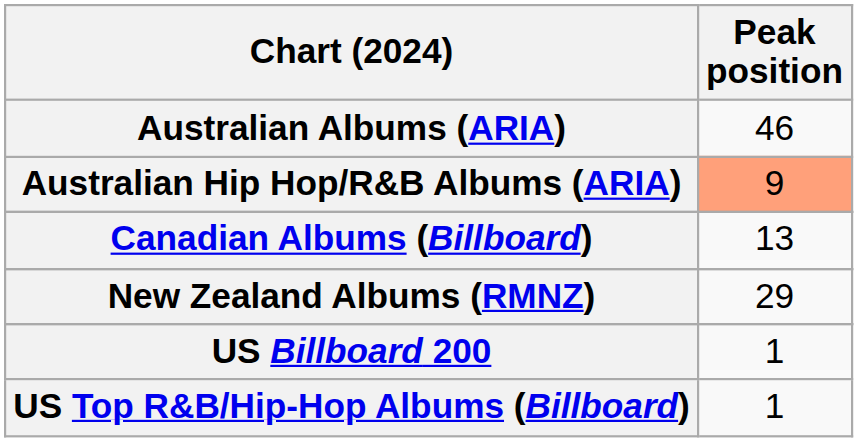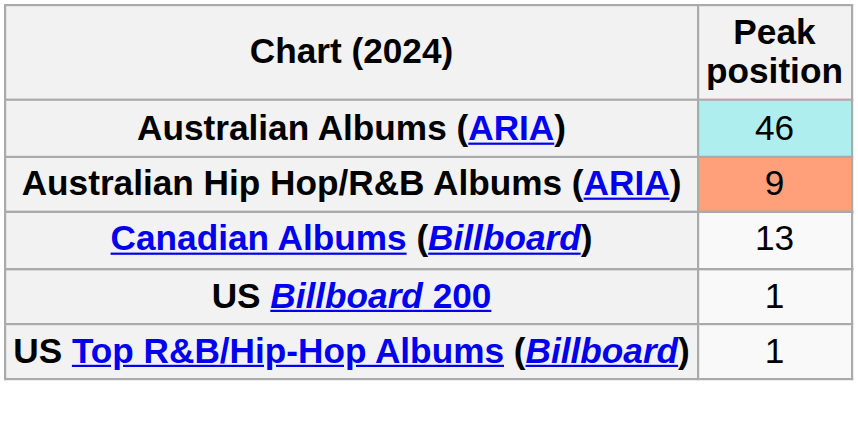(774, 127) no background -> (774, 127) paleturquoise background
- row: (351, 295)
